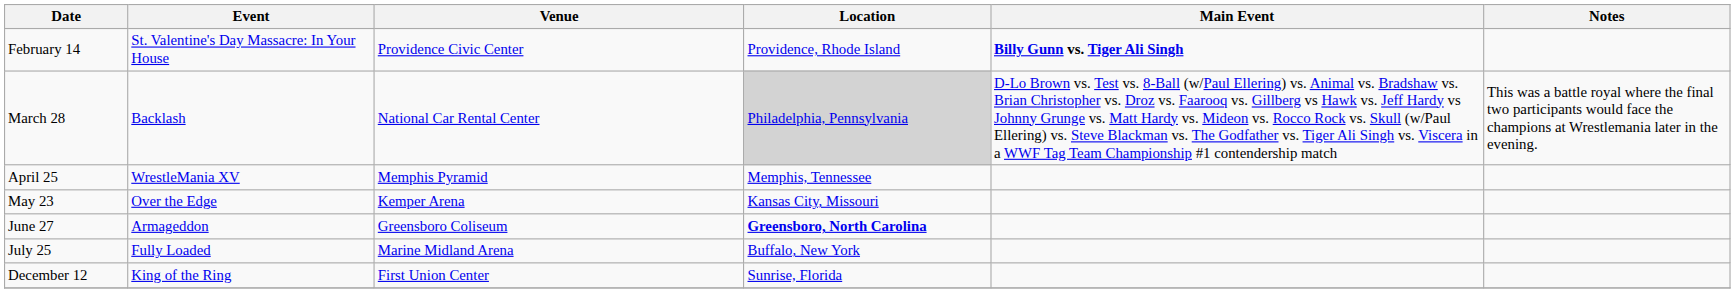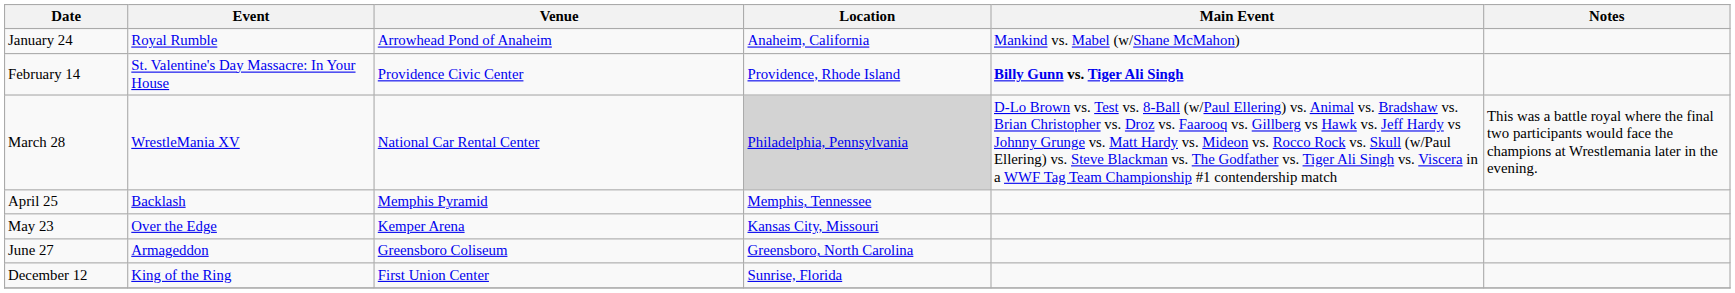+ row: (40, 40)
(158, 117) Backlash -> (186, 142) WrestleMania XV
(186, 176) WrestleMania XV -> (158, 201) Backlash
(837, 225) bold -> (830, 250) normal
- row: (30, 250)
